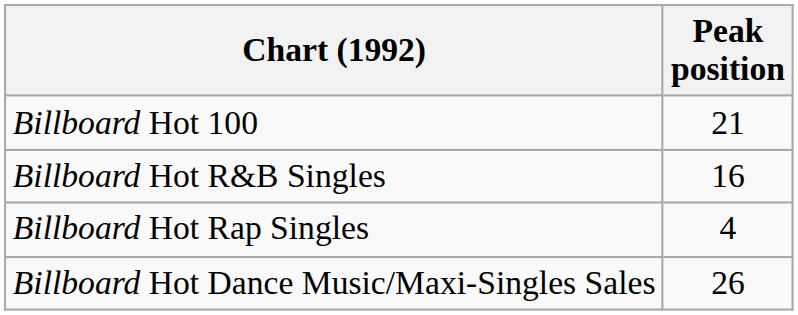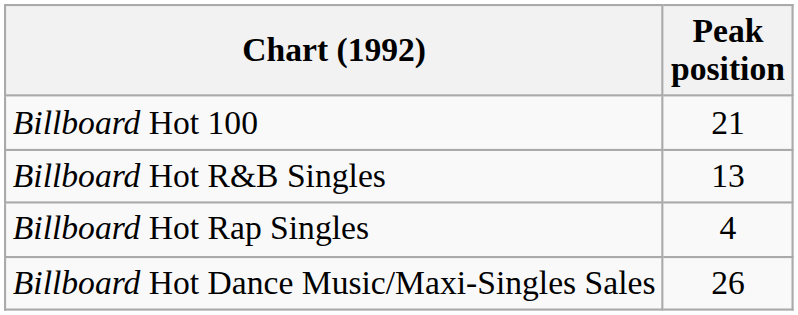(728, 175) 16 -> (728, 175) 13
